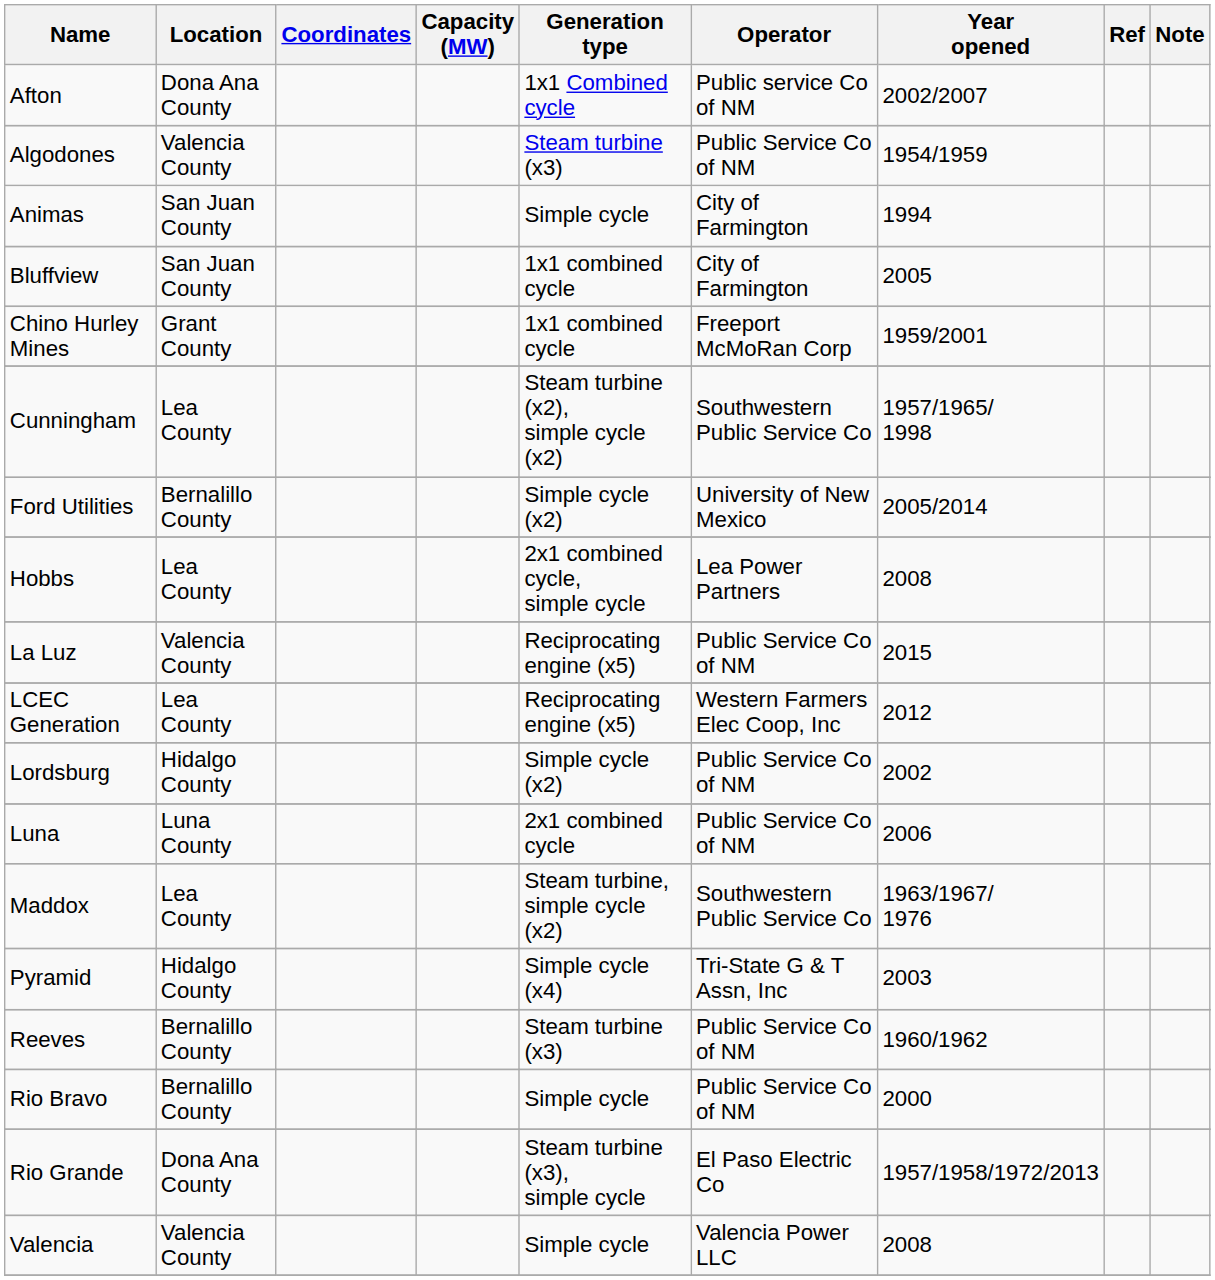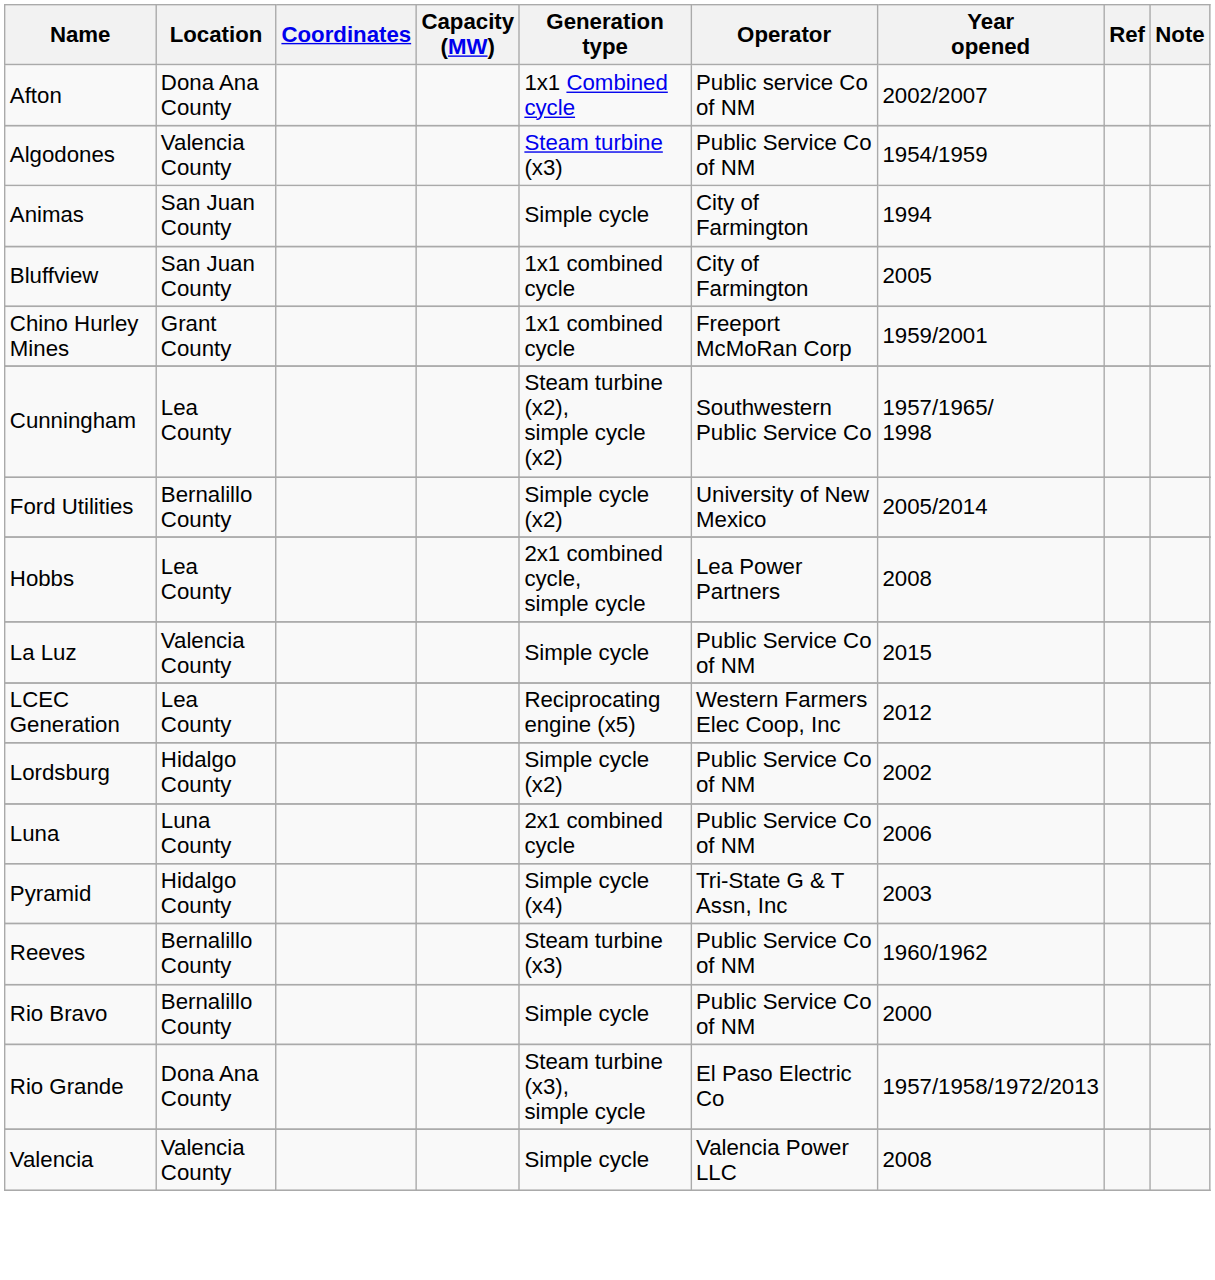(592, 652) Reciprocating engine (x5) -> (587, 652) Simple cycle
- row: (49, 906)
